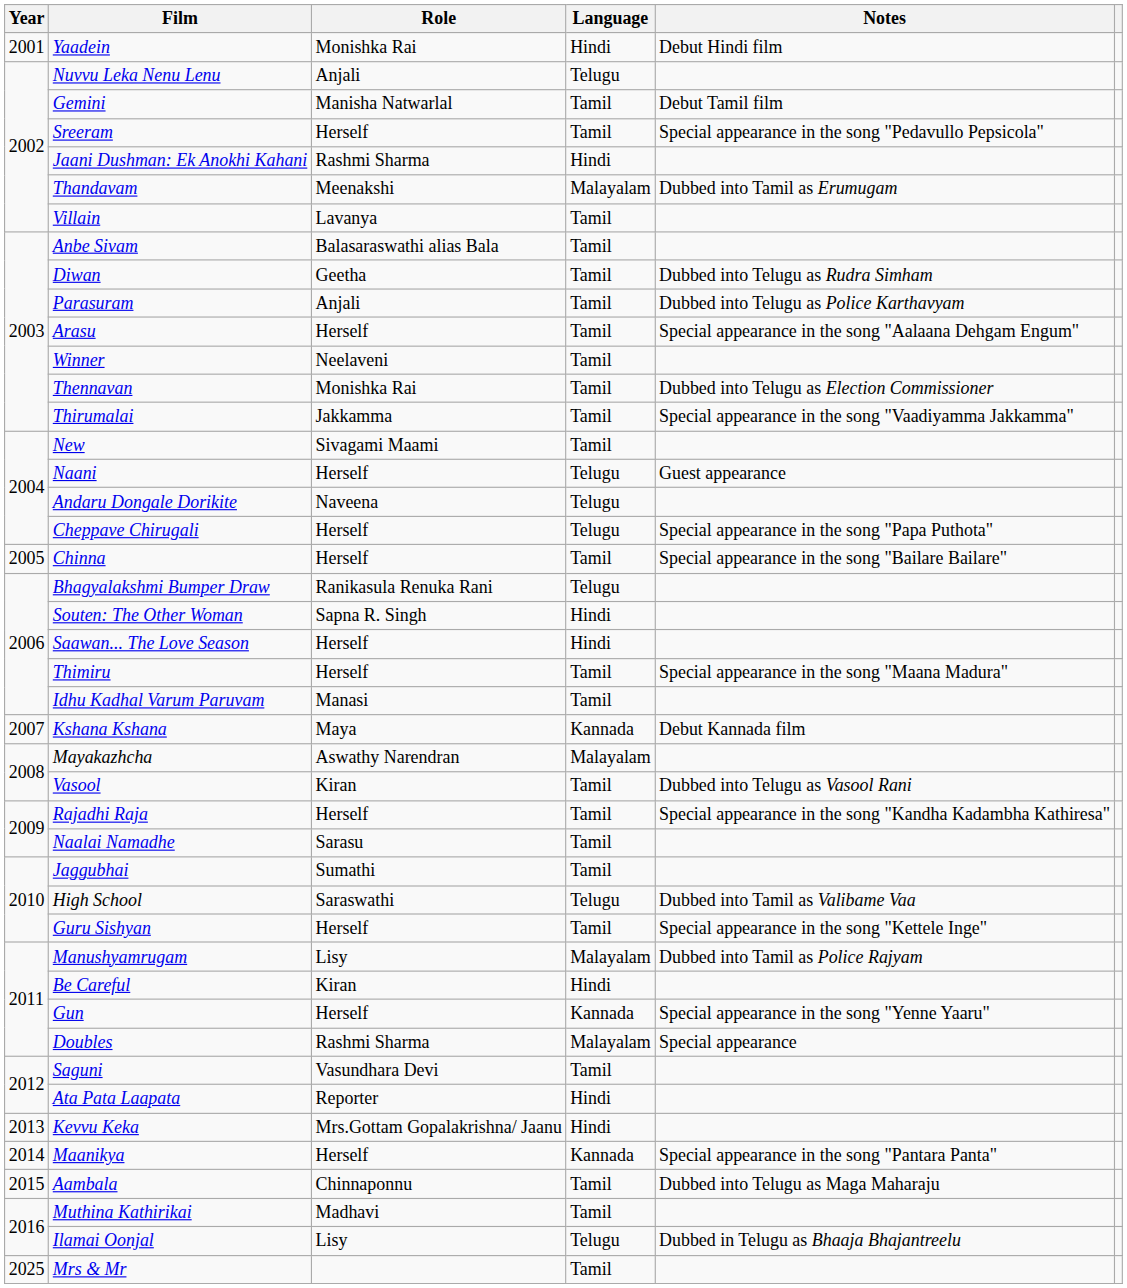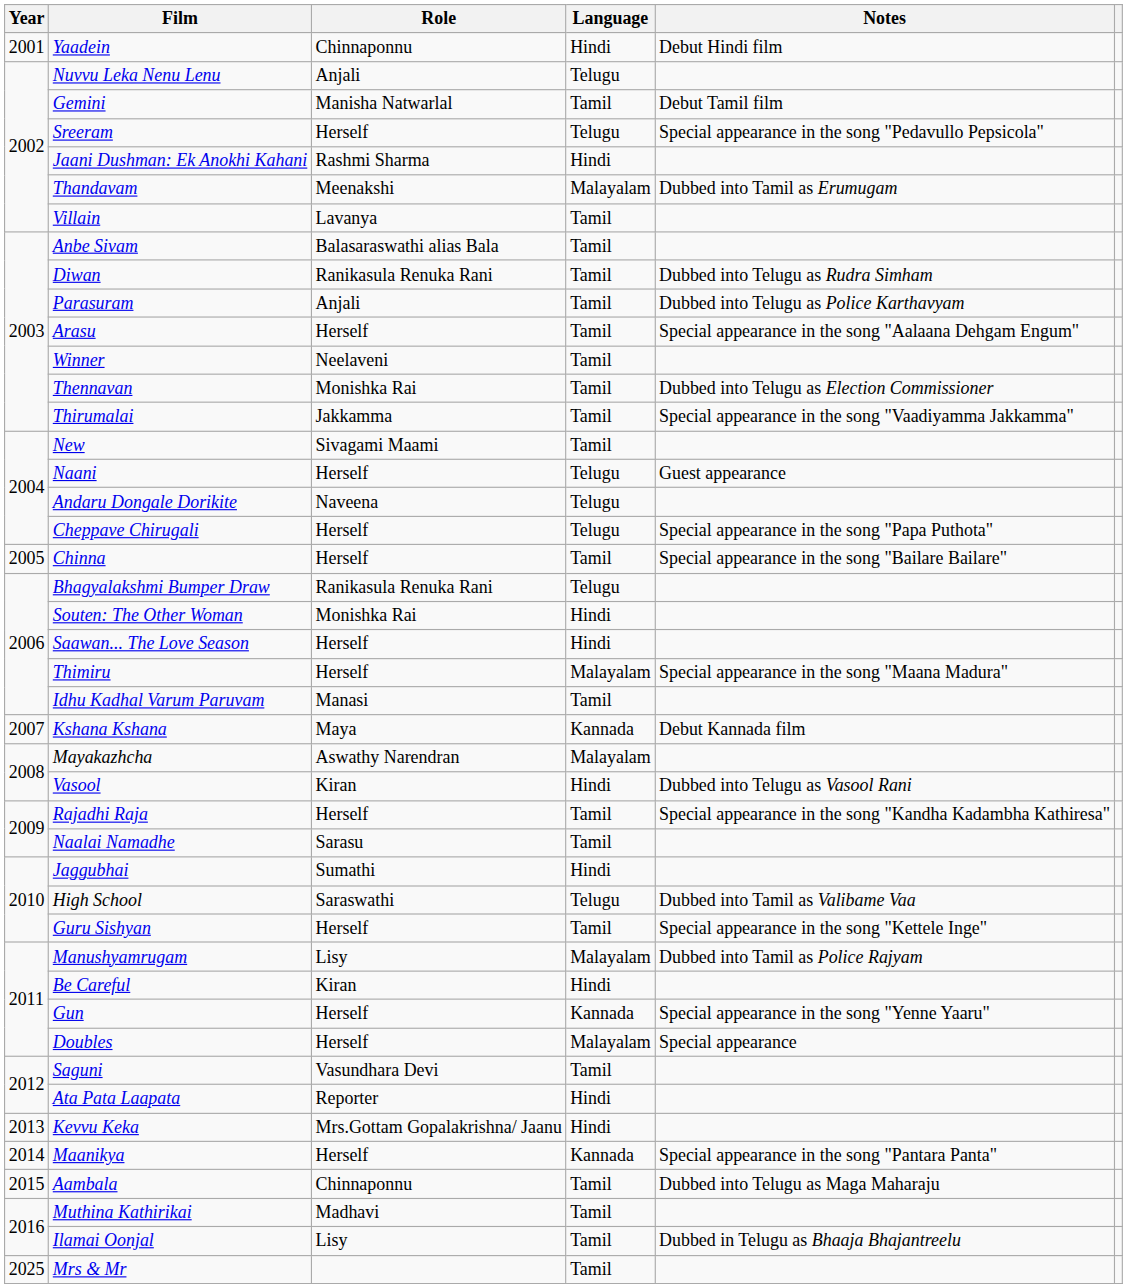(366, 47) Monishka Rai -> (364, 47) Chinnaponnu
(591, 132) Tamil -> (595, 132) Telugu
(341, 274) Geetha -> (404, 274) Ranikasula Renuka Rani
(371, 615) Sapna R. Singh -> (366, 615) Monishka Rai
(591, 672) Tamil -> (610, 672) Malayalam
(591, 786) Tamil -> (591, 786) Hindi
(591, 871) Tamil -> (591, 871) Hindi
(373, 1041) Rashmi Sharma -> (342, 1041) Herself
(595, 1240) Telugu -> (591, 1240) Tamil
